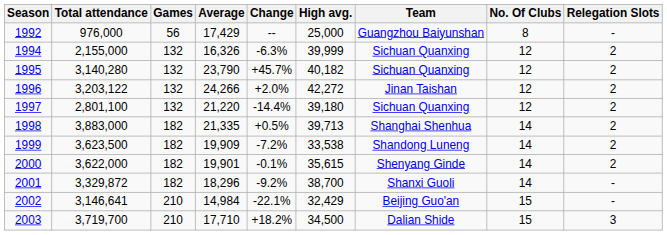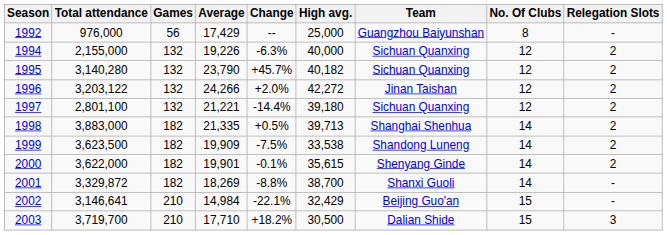(221, 51) 16,326 -> (221, 51) 19,226
(326, 51) 39,999 -> (326, 51) 40,000
(221, 107) 21,220 -> (221, 107) 21,221
(272, 145) -7.2% -> (272, 145) -7.5%
(221, 182) 18,296 -> (221, 182) 18,269
(272, 182) -9.2% -> (272, 182) -8.8%
(326, 220) 34,500 -> (326, 220) 30,500
